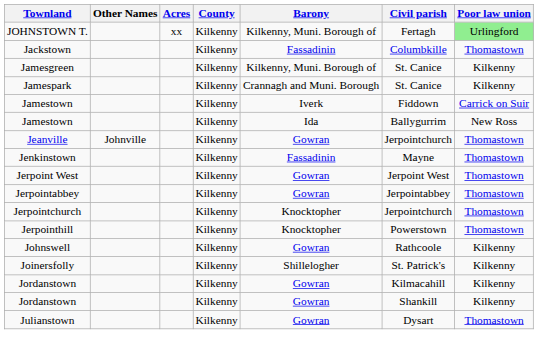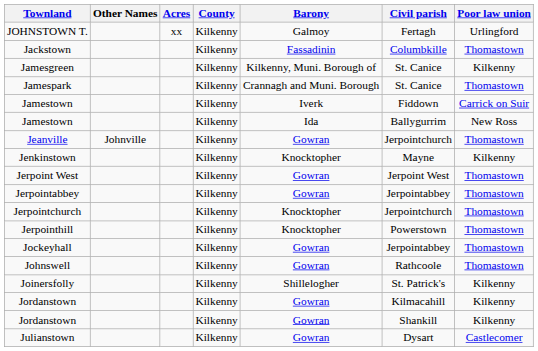(311, 31) Kilkenny, Muni. Borough of -> (311, 31) Galmoy
(494, 31) lightgreen background -> (494, 31) no background
(494, 85) Kilkenny -> (494, 85) Thomastown
(311, 157) Fassadinin -> (311, 157) Knocktopher
(494, 157) Thomastown -> (494, 157) Kilkenny
+ row: (47, 247)
(494, 247) Kilkenny -> (494, 265) Thomastown
(494, 319) Thomastown -> (494, 337) Castlecomer
